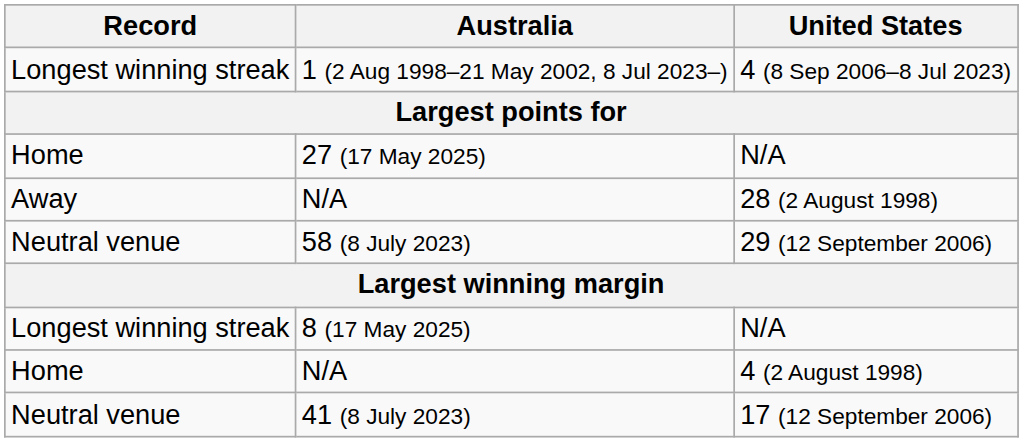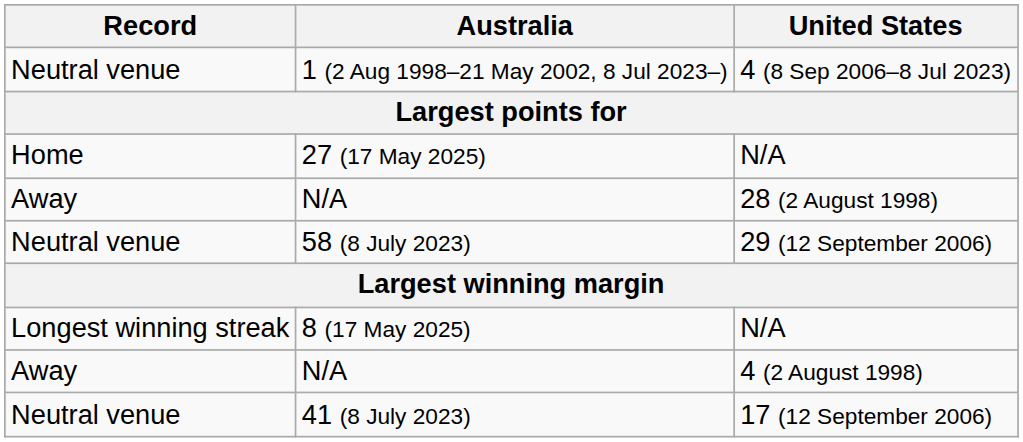(150, 69) Longest winning streak -> (96, 69) Neutral venue
(47, 371) Home -> (44, 371) Away
